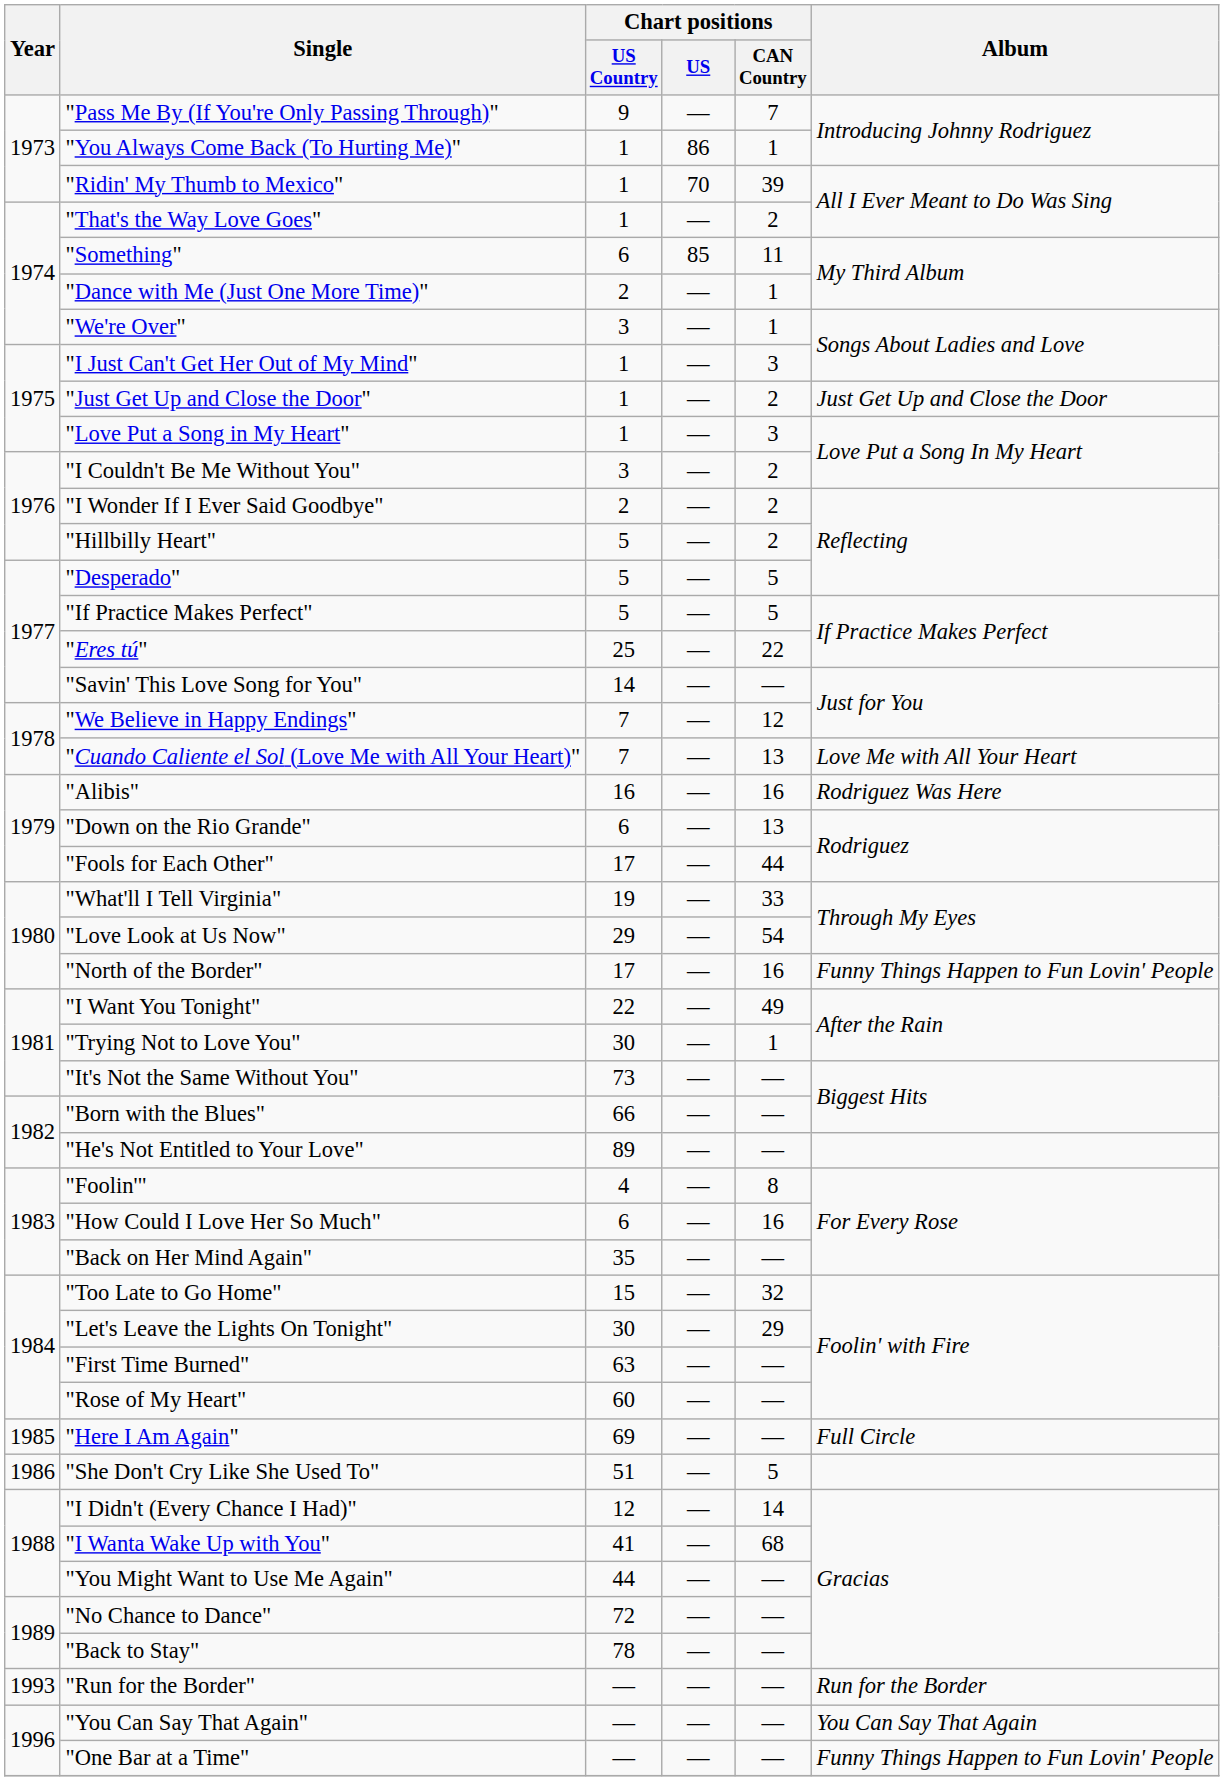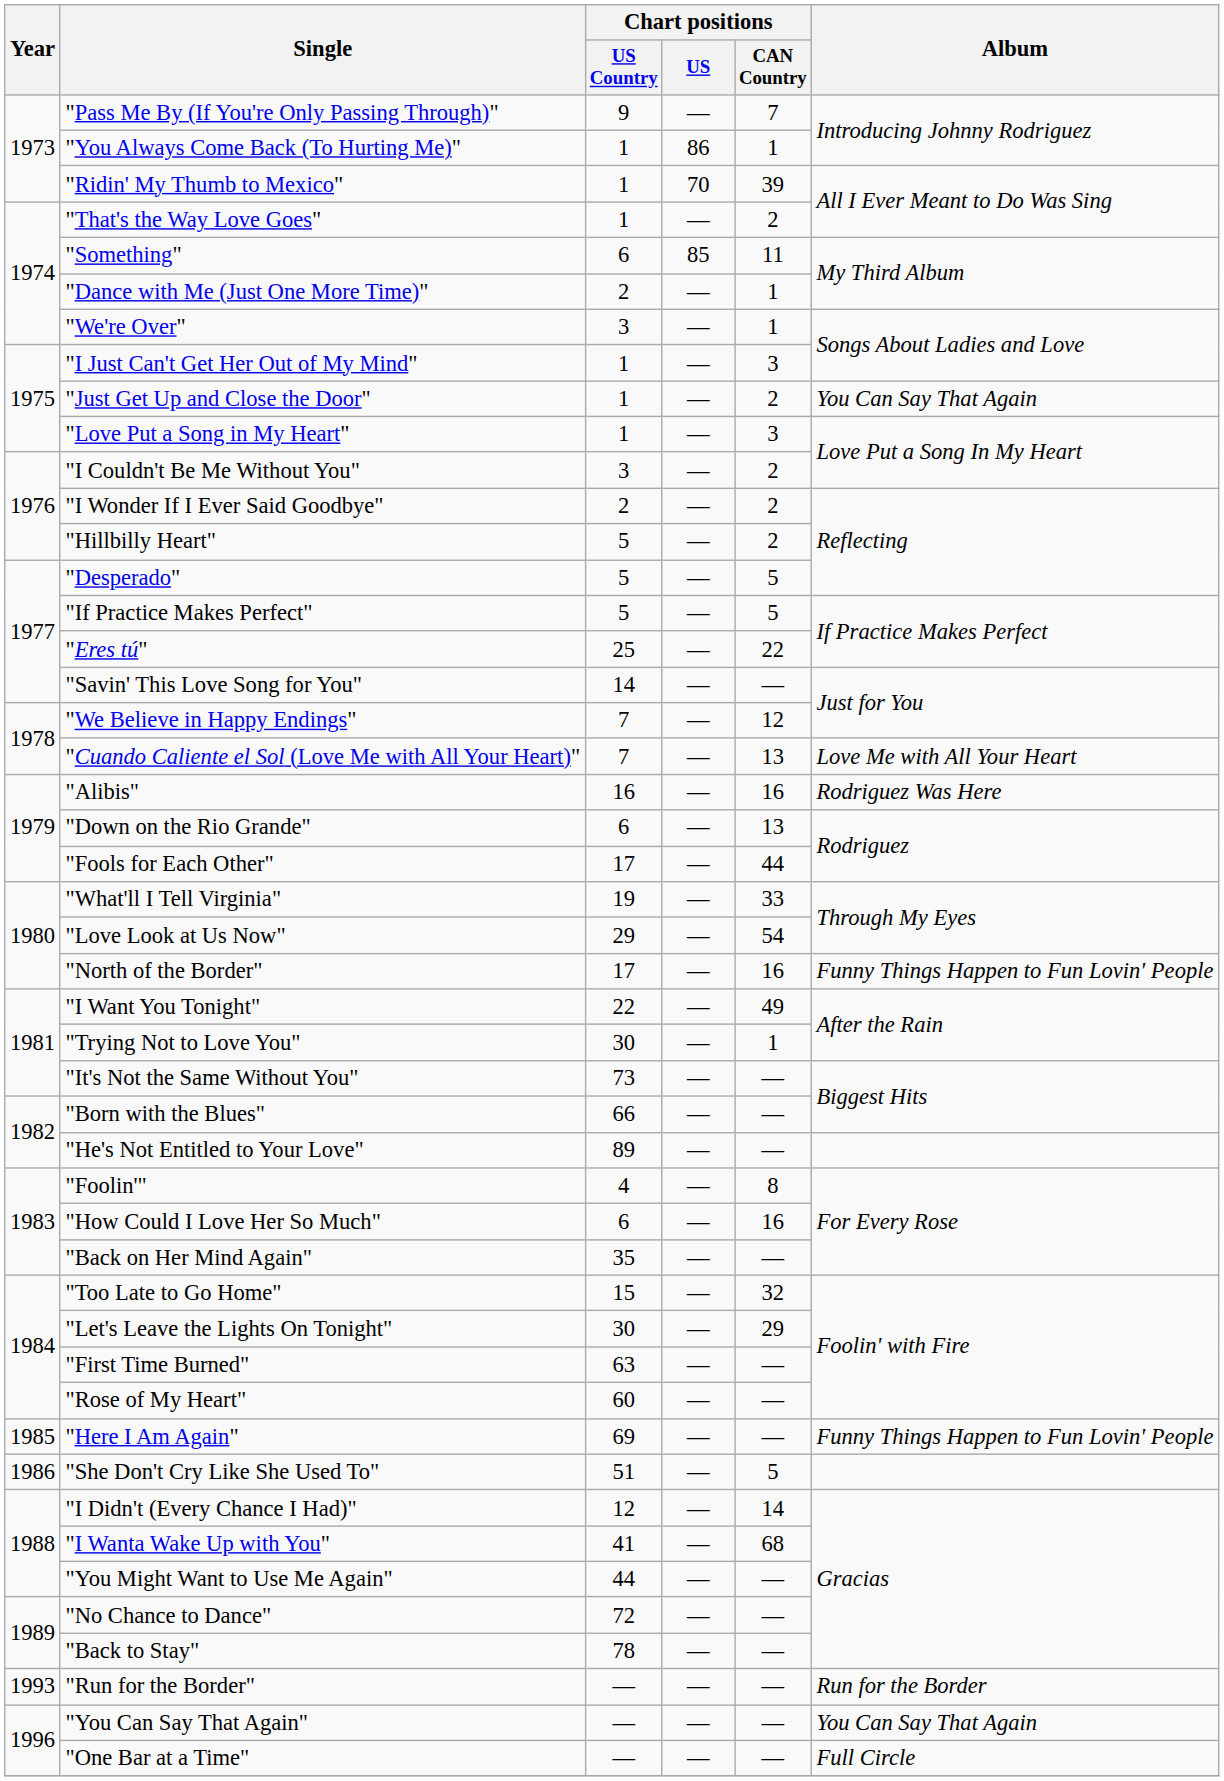(962, 398) Just Get Up and Close the Door -> (927, 398) You Can Say That Again
(866, 1436) Full Circle -> (1015, 1436) Funny Things Happen to Fun Lovin' People
(1015, 1758) Funny Things Happen to Fun Lovin' People -> (866, 1758) Full Circle
